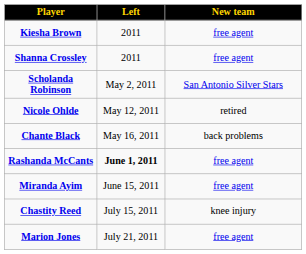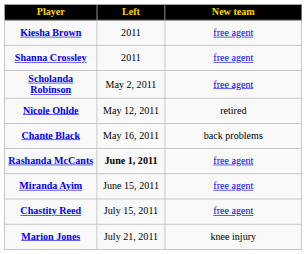(233, 84) San Antonio Silver Stars -> (233, 84) free agent
(233, 211) knee injury -> (233, 211) free agent
(233, 236) free agent -> (233, 236) knee injury
